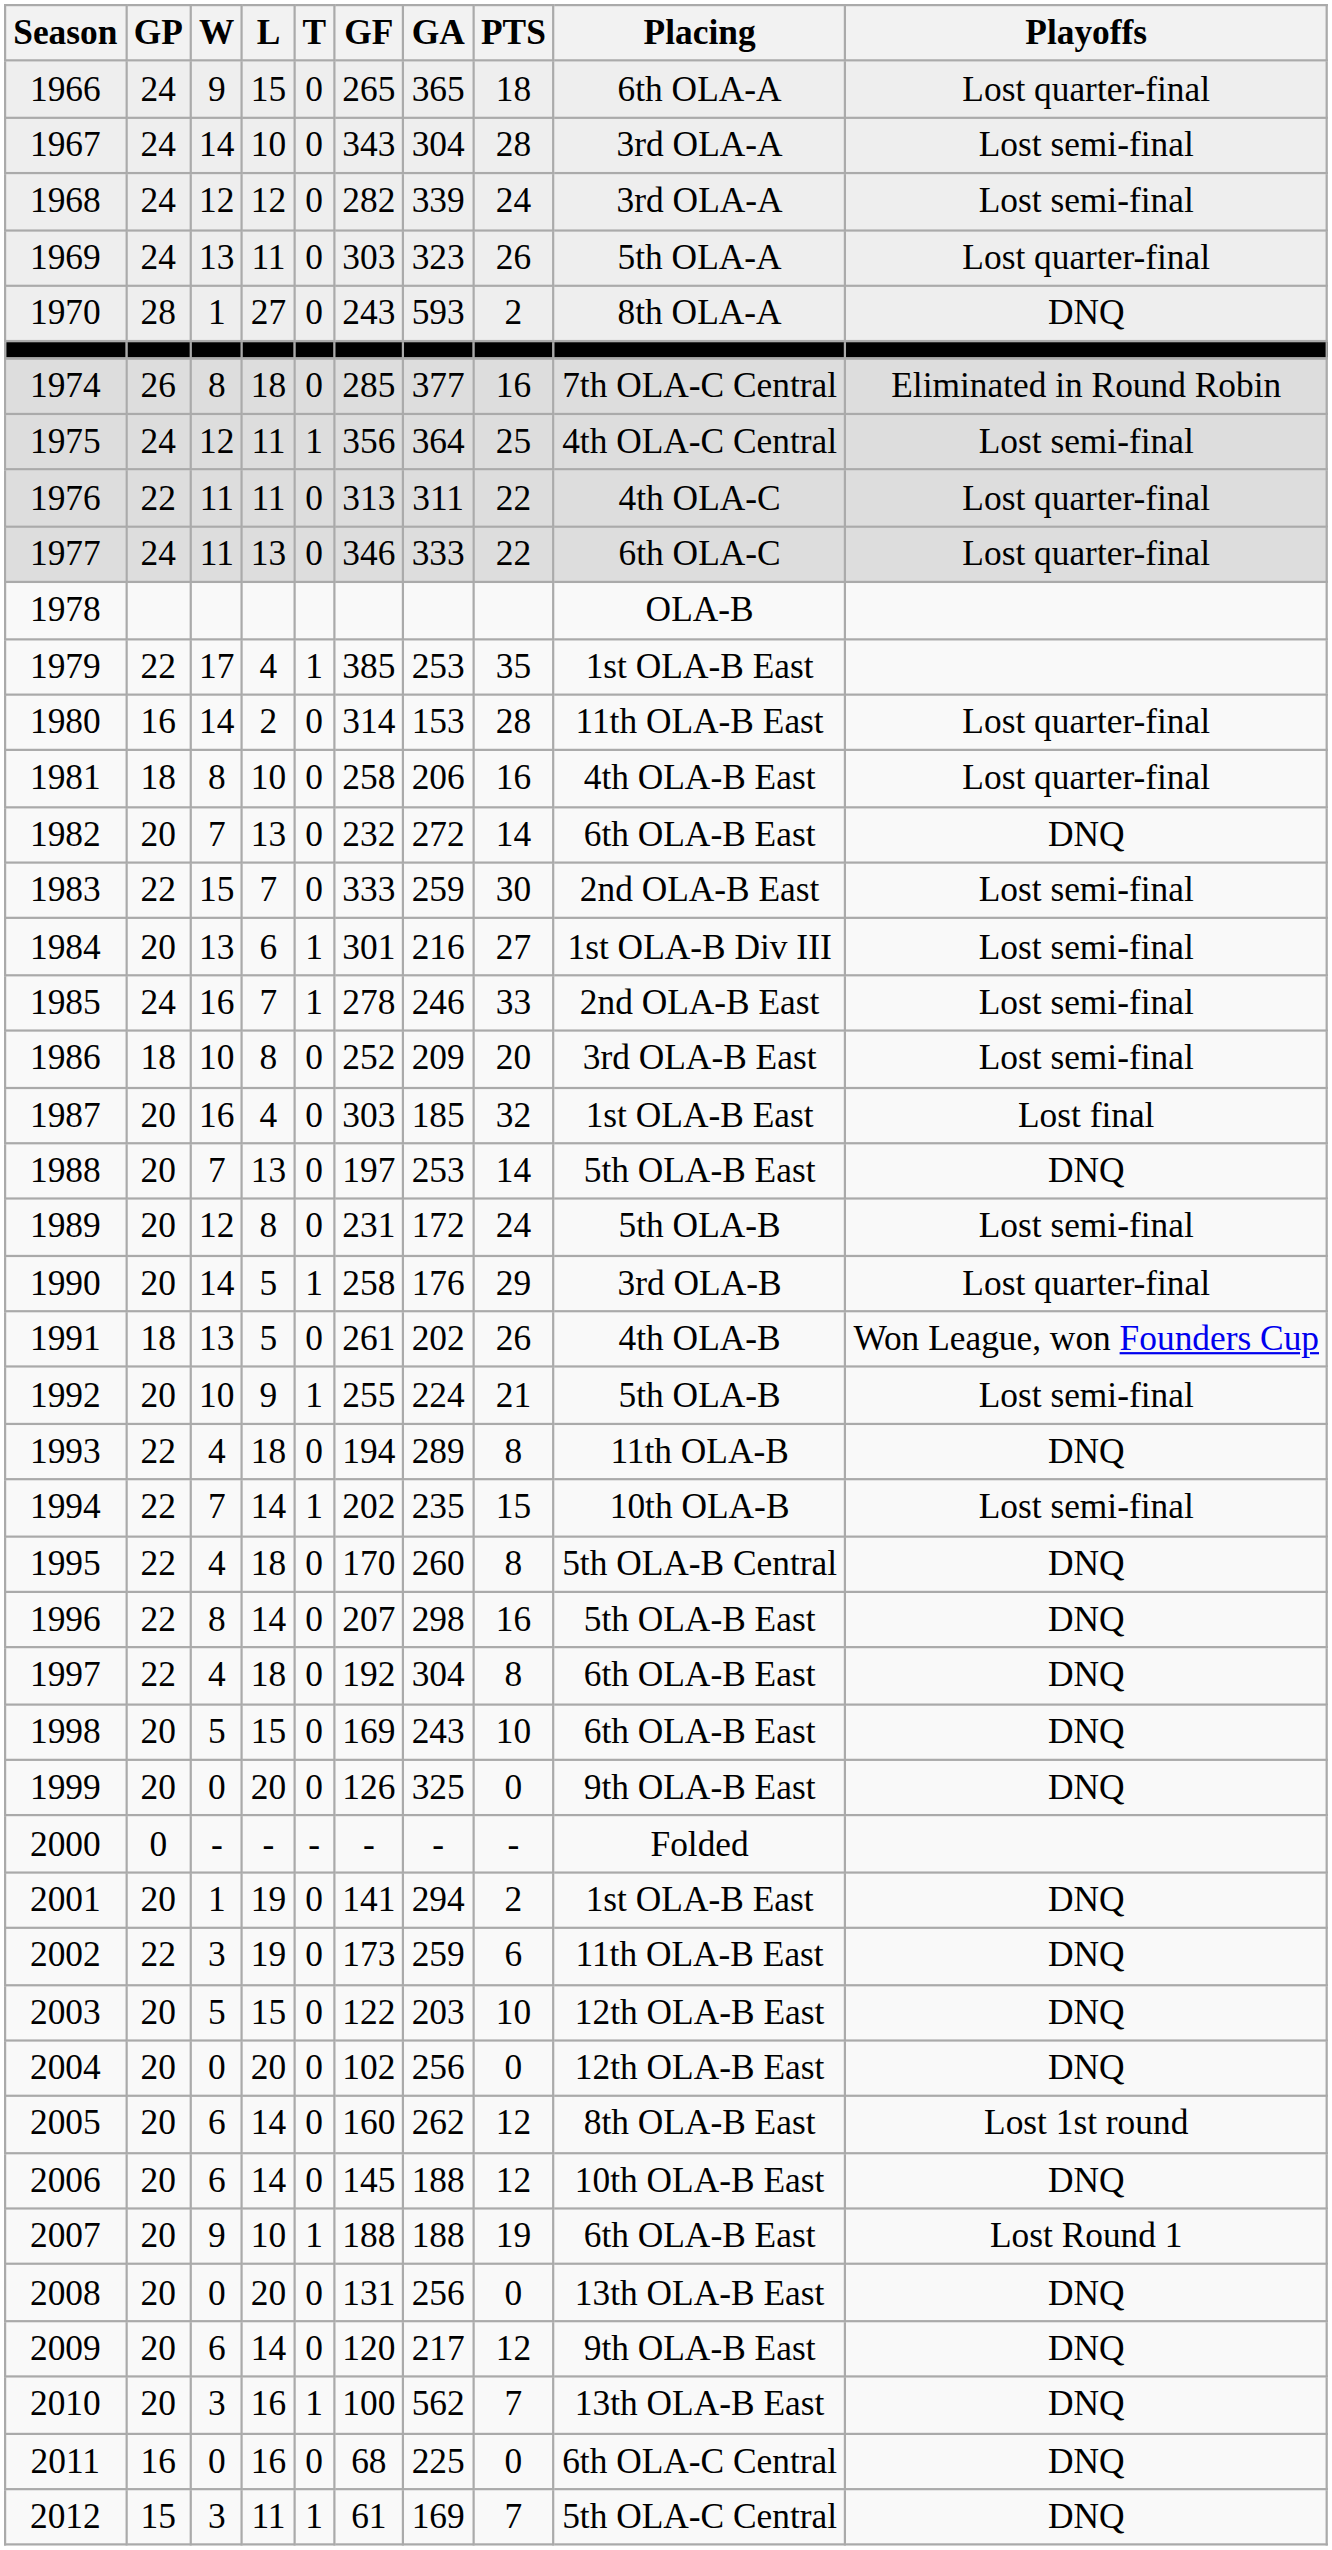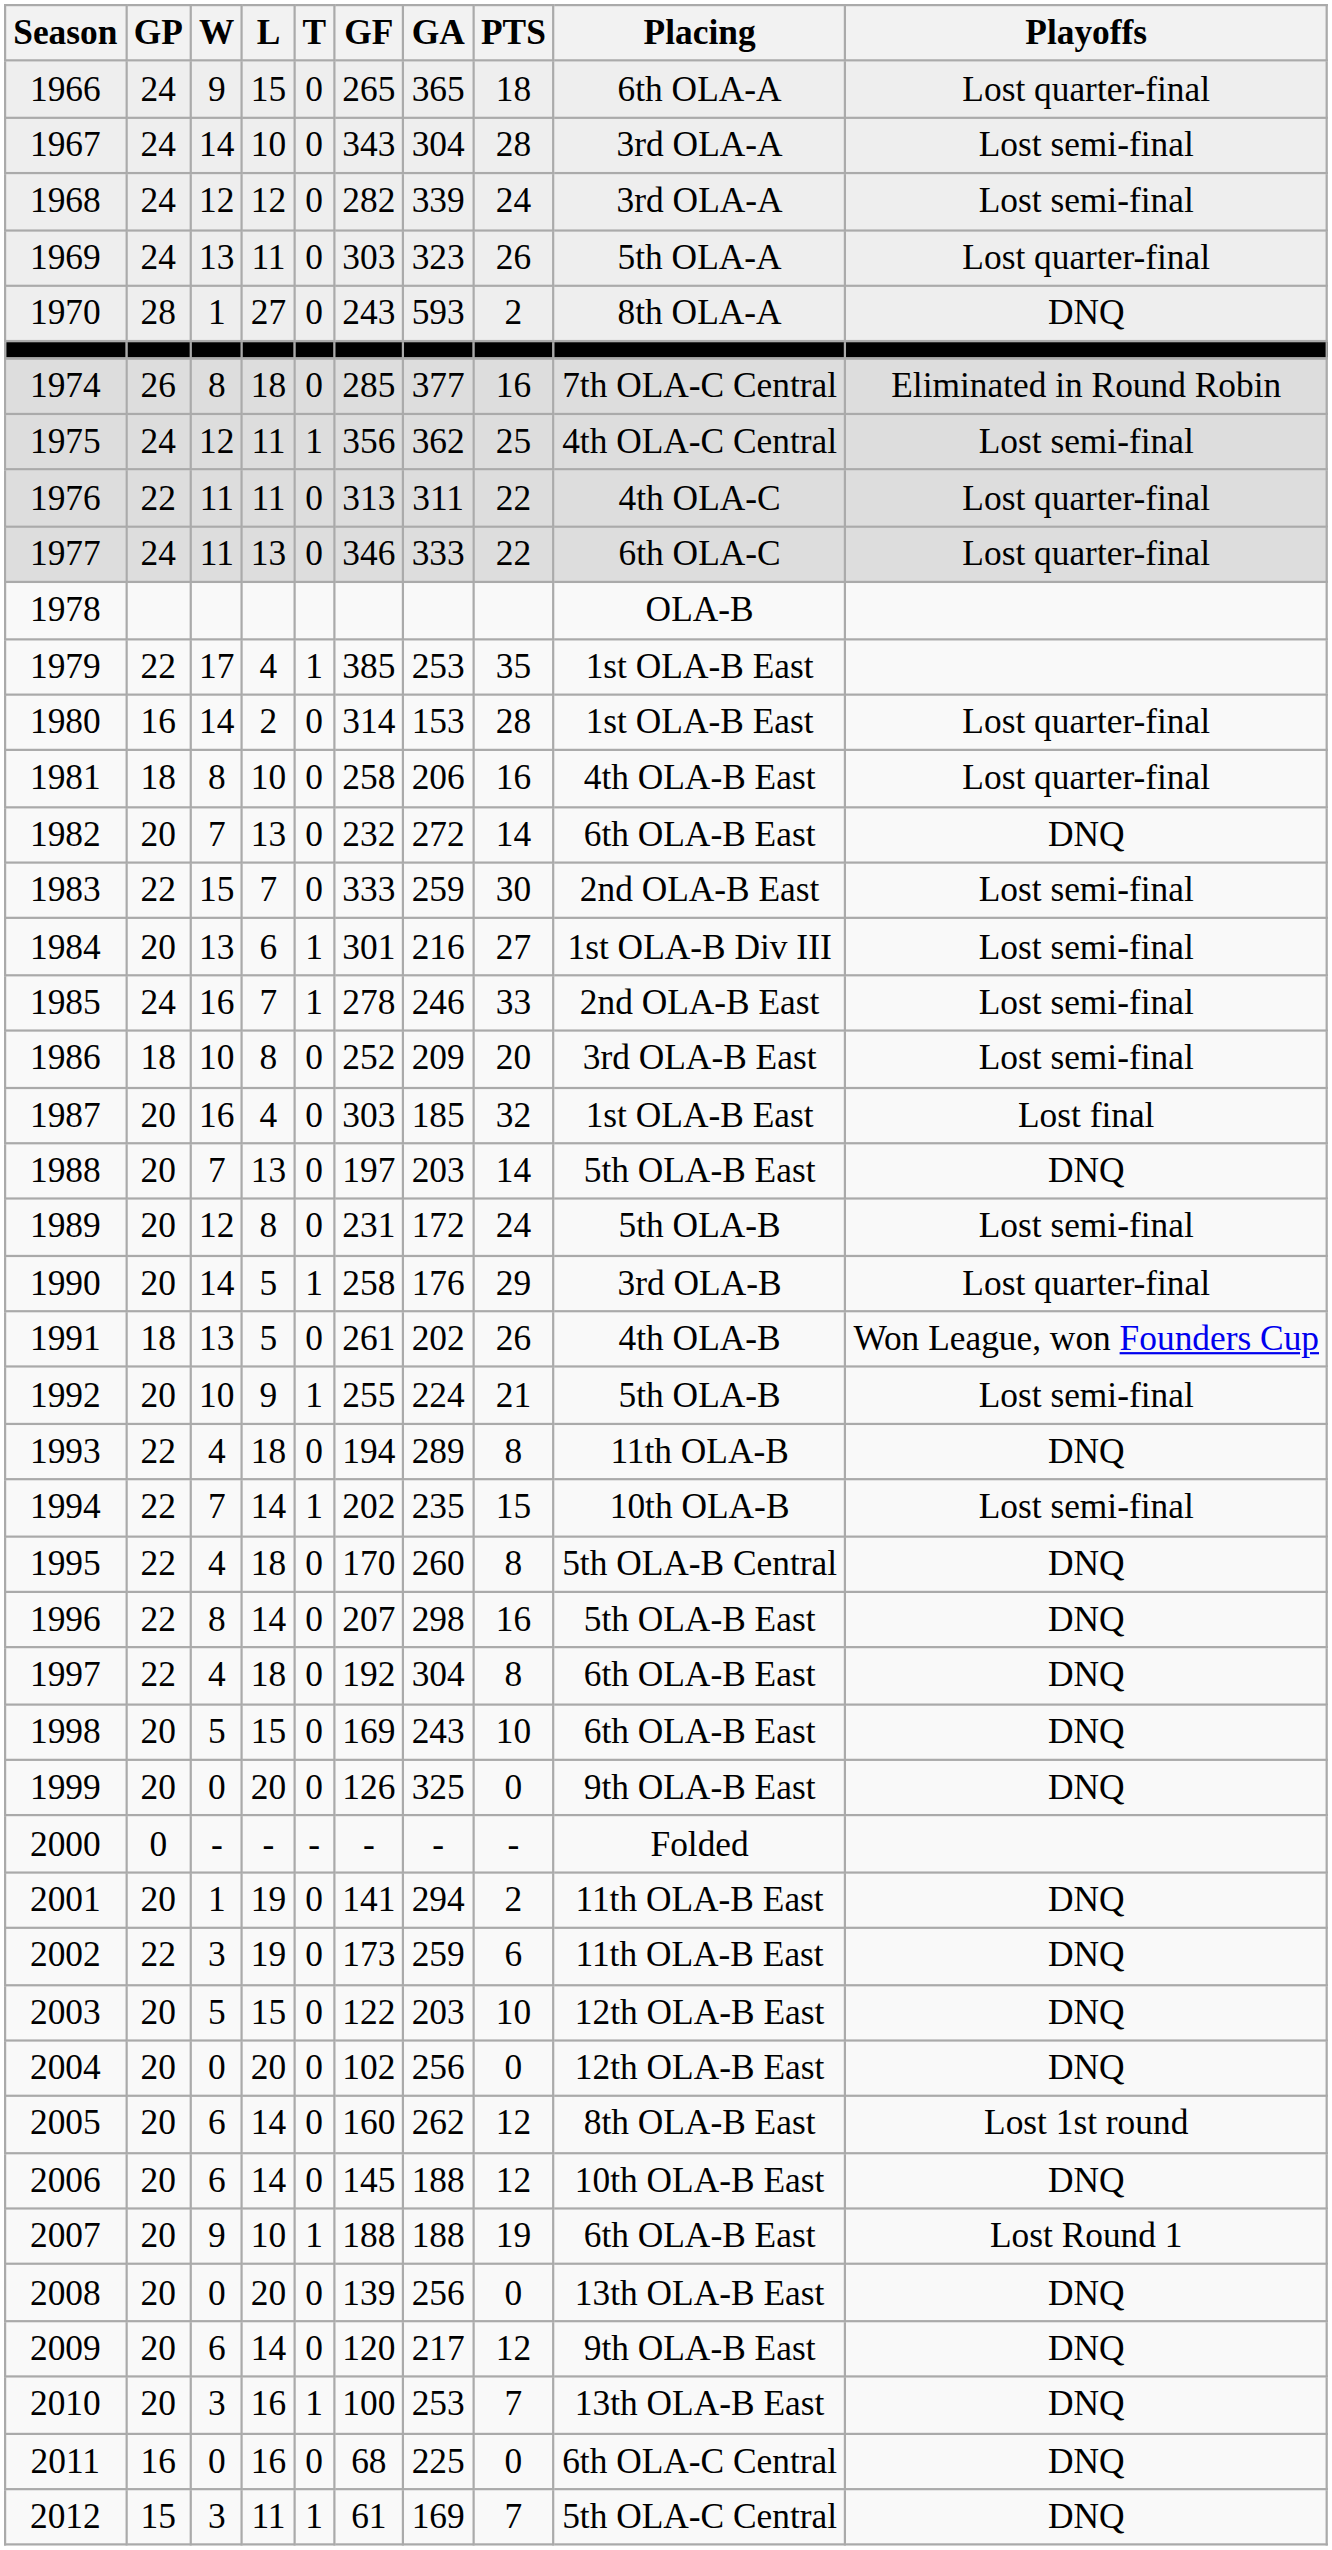(438, 441) 364 -> (438, 441) 362
(700, 721) 11th OLA-B East -> (700, 721) 1st OLA-B East
(438, 1170) 253 -> (438, 1170) 203
(700, 1899) 1st OLA-B East -> (700, 1899) 11th OLA-B East
(369, 2291) 131 -> (369, 2291) 139
(438, 2404) 562 -> (438, 2404) 253
